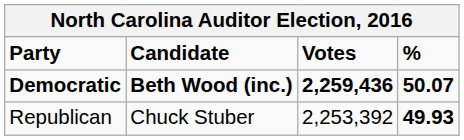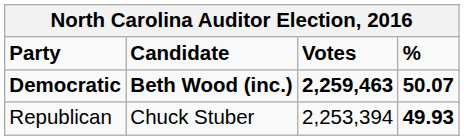(348, 85) 2,259,436 -> (348, 85) 2,259,463
(348, 118) 2,253,392 -> (348, 118) 2,253,394
